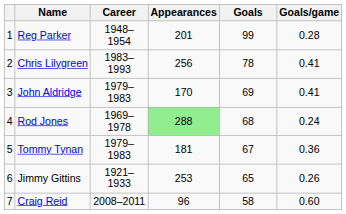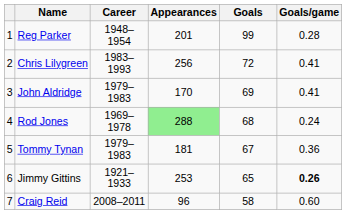(248, 64) 78 -> (248, 64) 72
(309, 178) normal -> (309, 178) bold
